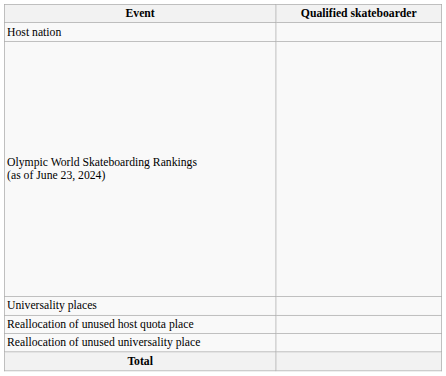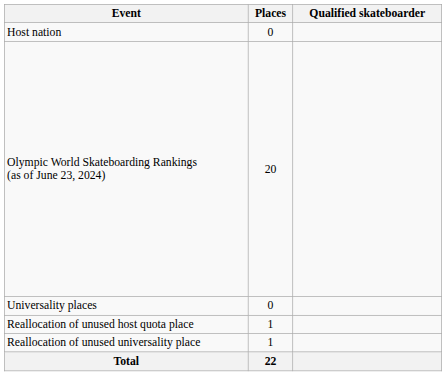+ column: (271, 13)
